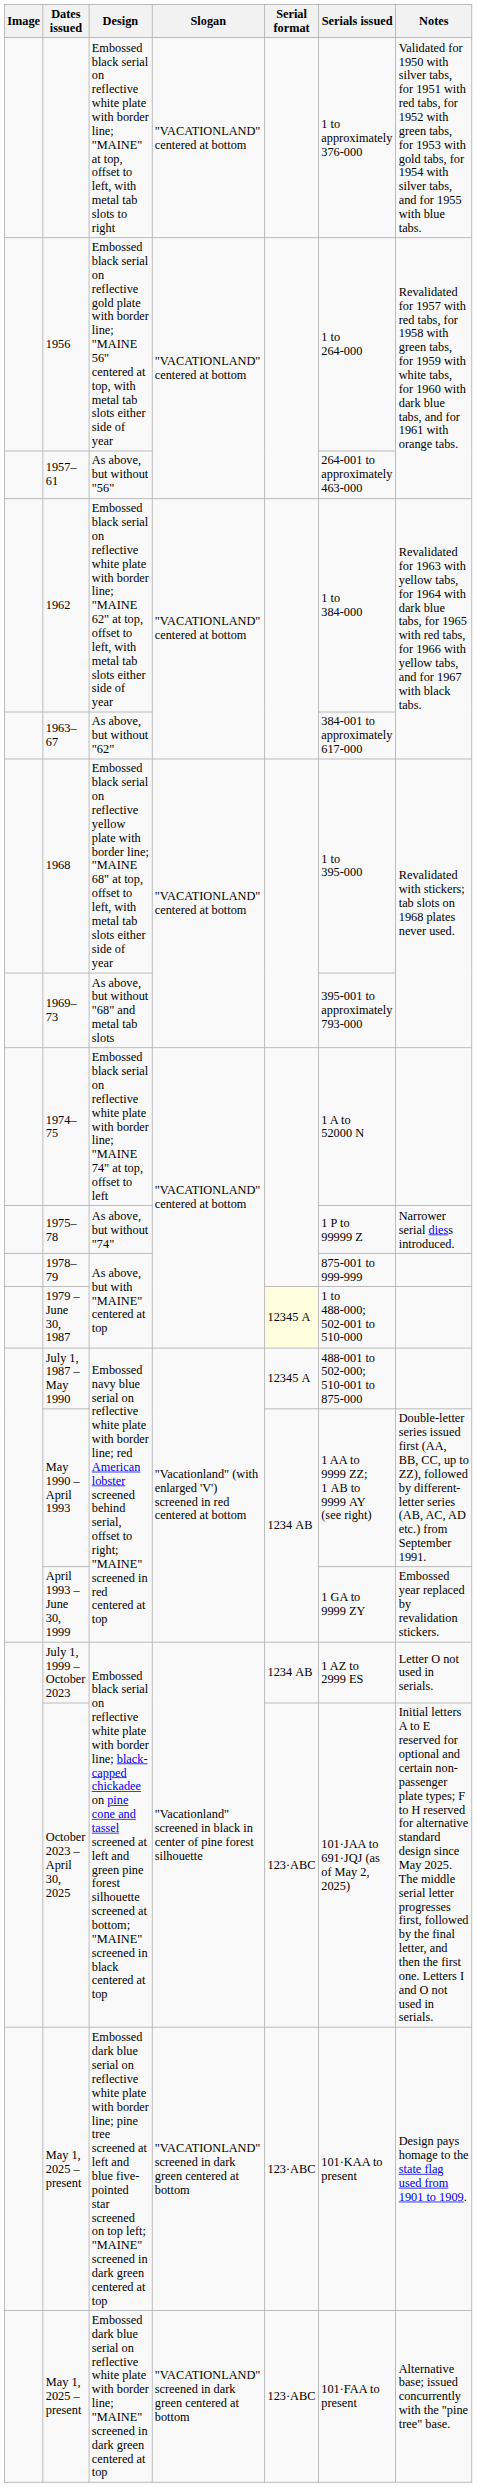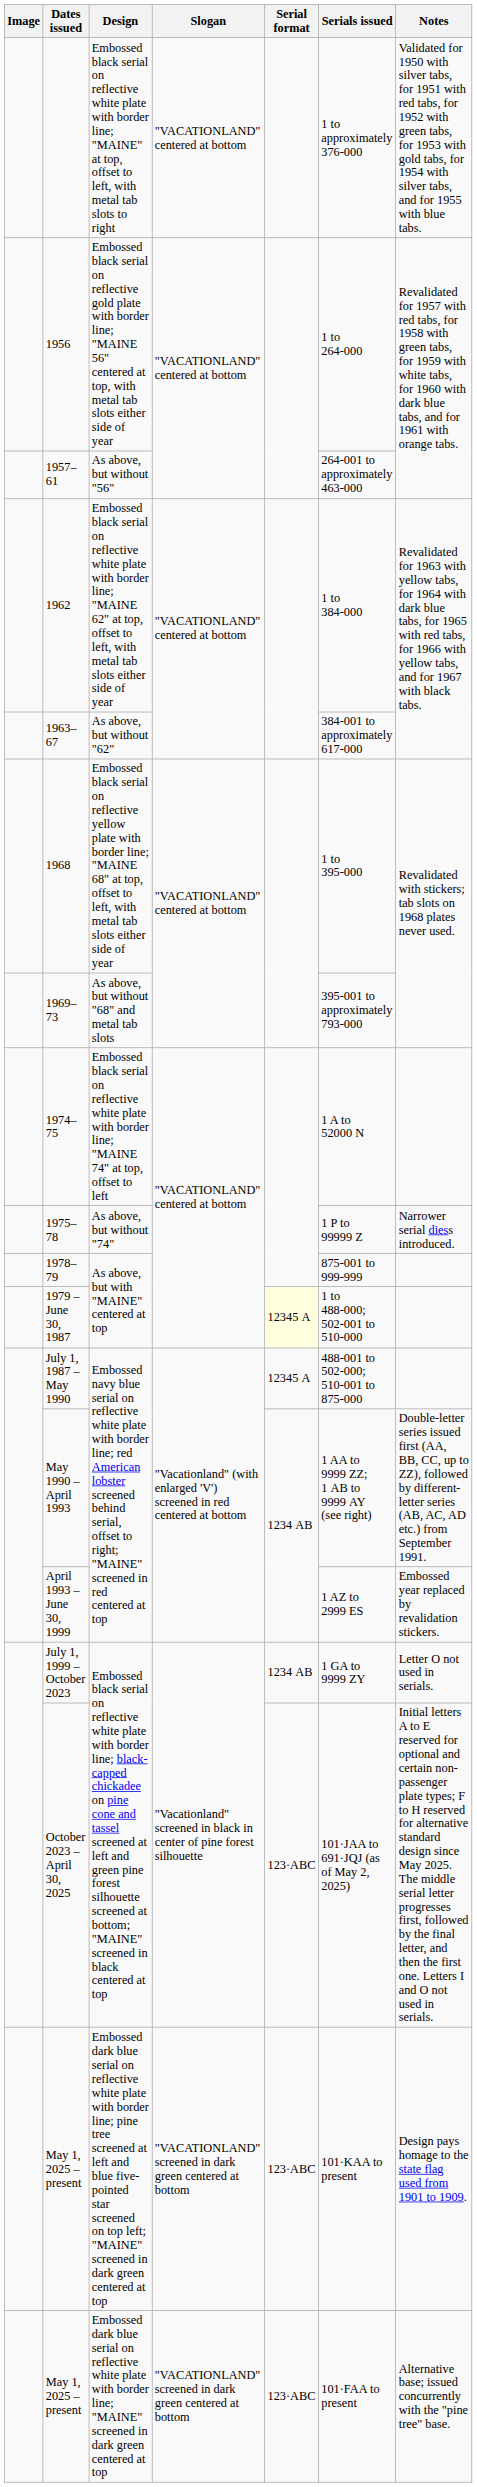(343, 1604) 1 GA to 9999 ZY -> (342, 1604) 1 AZ to 2999 ES
(342, 1672) 1 AZ to 2999 ES -> (343, 1672) 1 GA to 9999 ZY
